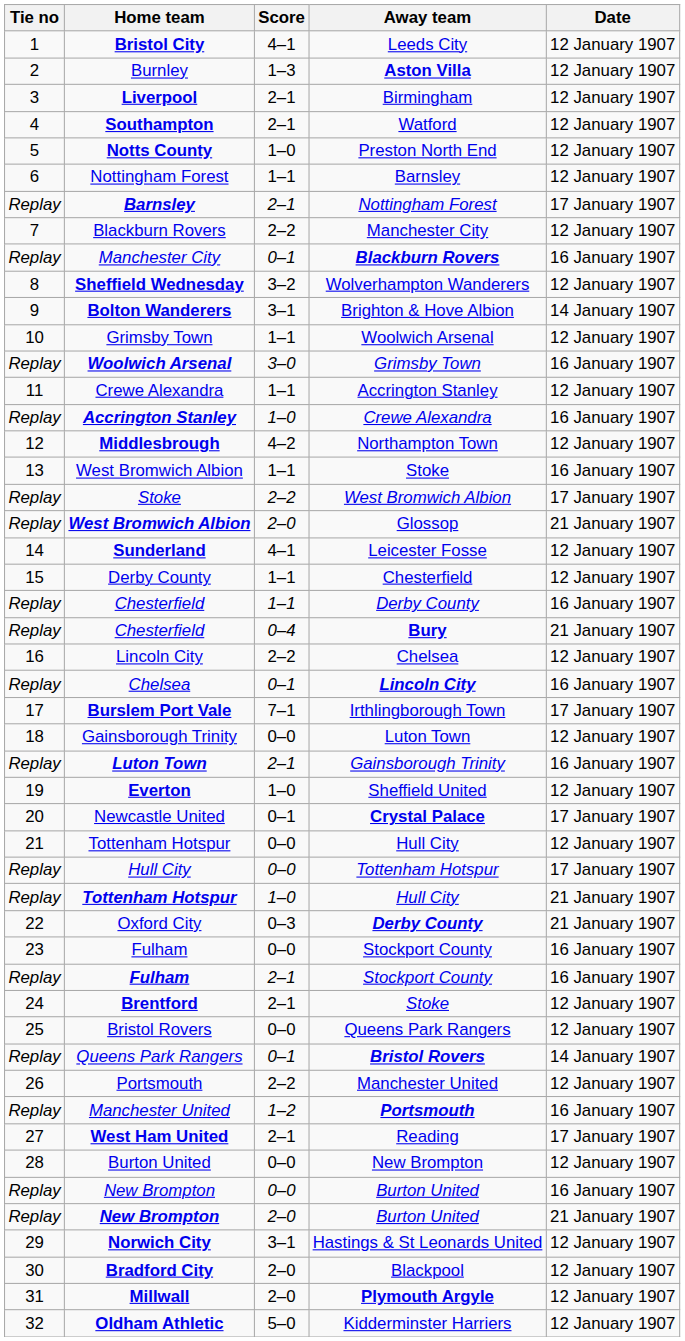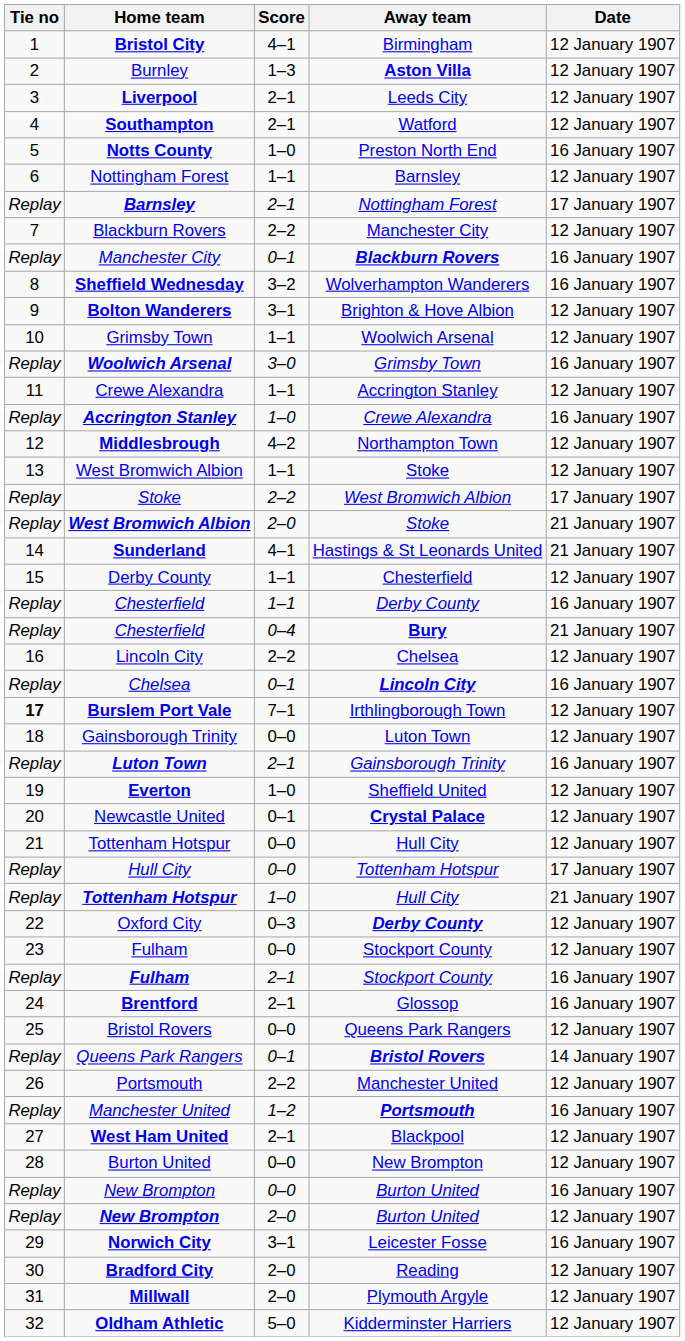(427, 44) Leeds City -> (428, 44) Birmingham
(428, 97) Birmingham -> (427, 97) Leeds City
(613, 151) 12 January 1907 -> (613, 151) 16 January 1907
(613, 284) 12 January 1907 -> (613, 284) 16 January 1907
(613, 310) 14 January 1907 -> (613, 310) 12 January 1907
(613, 470) 16 January 1907 -> (613, 470) 12 January 1907
(428, 524) Glossop -> (428, 524) Stoke
(427, 550) Leicester Fosse -> (428, 550) Hastings & St Leonards United
(613, 550) 12 January 1907 -> (613, 550) 21 January 1907
(35, 710) normal -> (35, 710) bold
(613, 710) 17 January 1907 -> (613, 710) 12 January 1907
(613, 817) 17 January 1907 -> (613, 817) 12 January 1907
(613, 923) 21 January 1907 -> (613, 923) 12 January 1907
(613, 950) 16 January 1907 -> (613, 950) 12 January 1907
(428, 1003) Stoke -> (428, 1003) Glossop
(613, 1003) 12 January 1907 -> (613, 1003) 16 January 1907
(428, 1136) Reading -> (427, 1136) Blackpool
(613, 1136) 17 January 1907 -> (613, 1136) 12 January 1907
(613, 1216) 21 January 1907 -> (613, 1216) 12 January 1907
(428, 1243) Hastings & St Leonards United -> (427, 1243) Leicester Fosse
(613, 1243) 12 January 1907 -> (613, 1243) 16 January 1907
(427, 1270) Blackpool -> (428, 1270) Reading
(428, 1296) bold -> (428, 1296) normal
